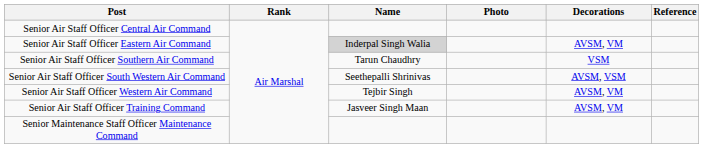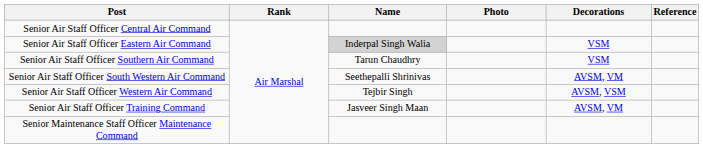(599, 44) AVSM, VM -> (599, 44) VSM
(599, 76) AVSM, VSM -> (599, 76) AVSM, VM
(599, 92) AVSM, VM -> (599, 92) AVSM, VSM
